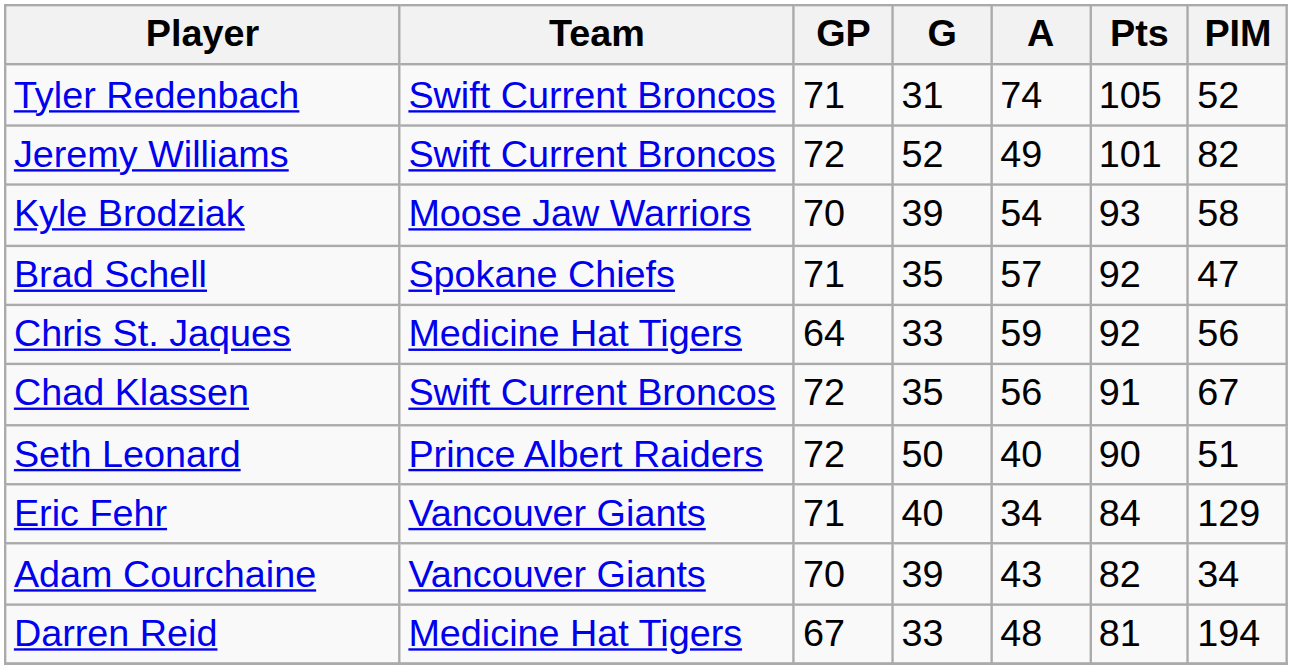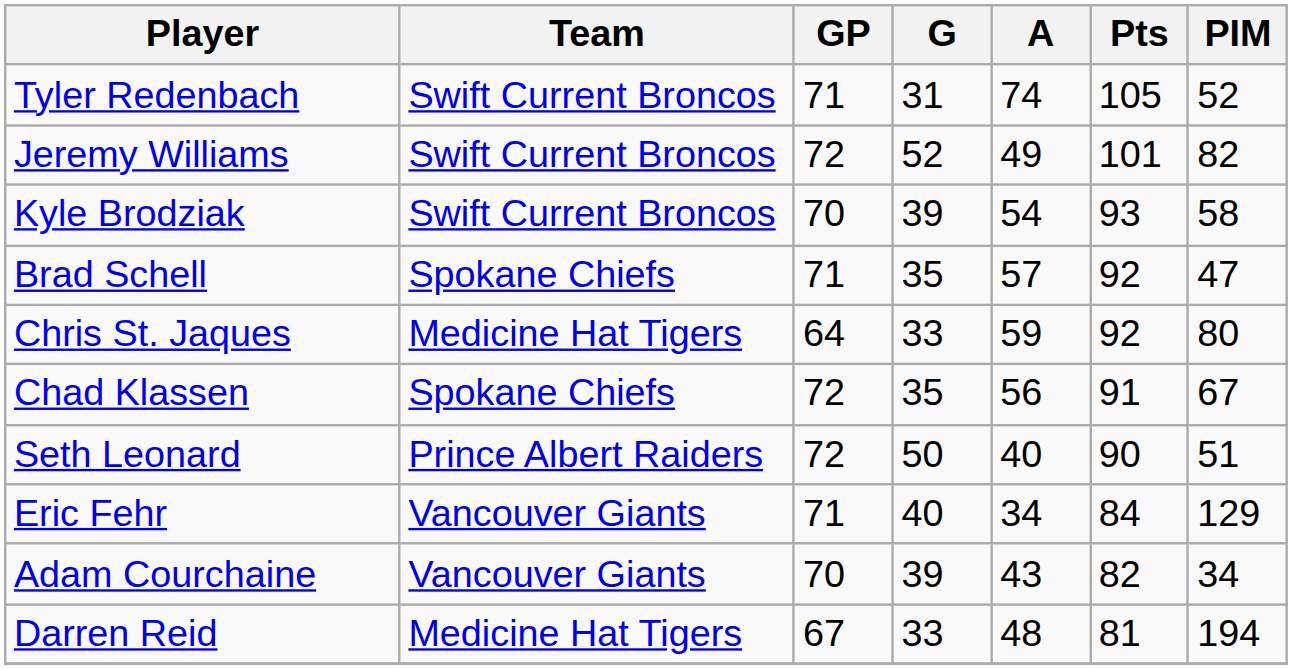(580, 214) Moose Jaw Warriors -> (592, 214) Swift Current Broncos
(1218, 333) 56 -> (1218, 333) 80
(592, 393) Swift Current Broncos -> (542, 393) Spokane Chiefs
